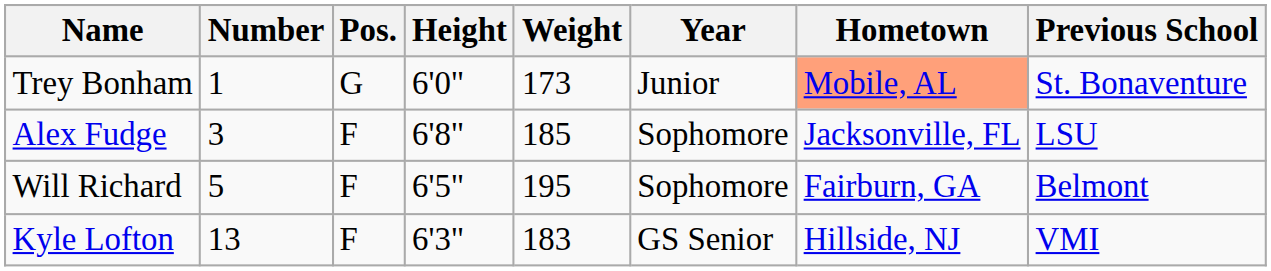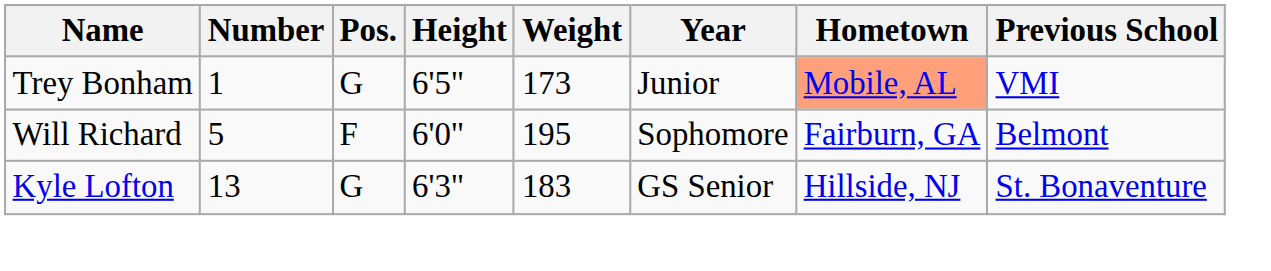(438, 82) 6'0" -> (438, 82) 6'5"
(1141, 82) St. Bonaventure -> (1027, 82) VMI
- row: (90, 134)
(438, 186) 6'5" -> (438, 134) 6'0"
(349, 238) F -> (351, 186) G
(1067, 238) VMI -> (1101, 186) St. Bonaventure
